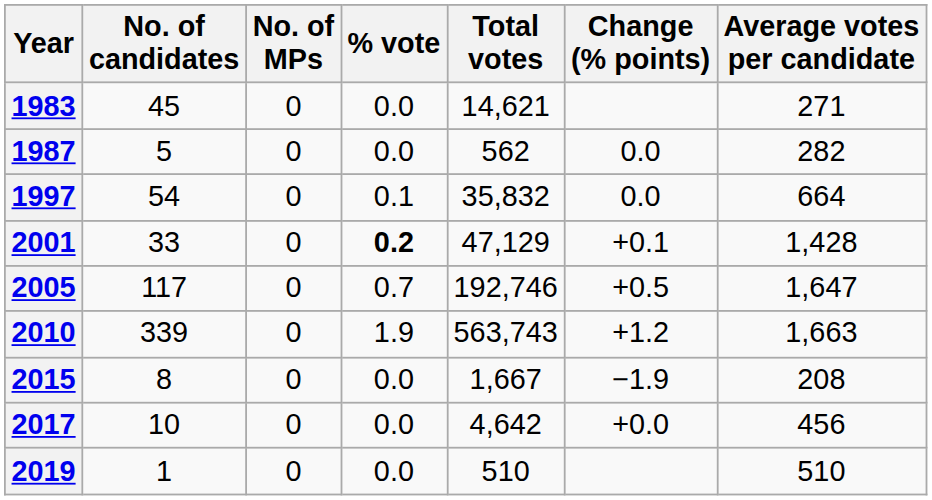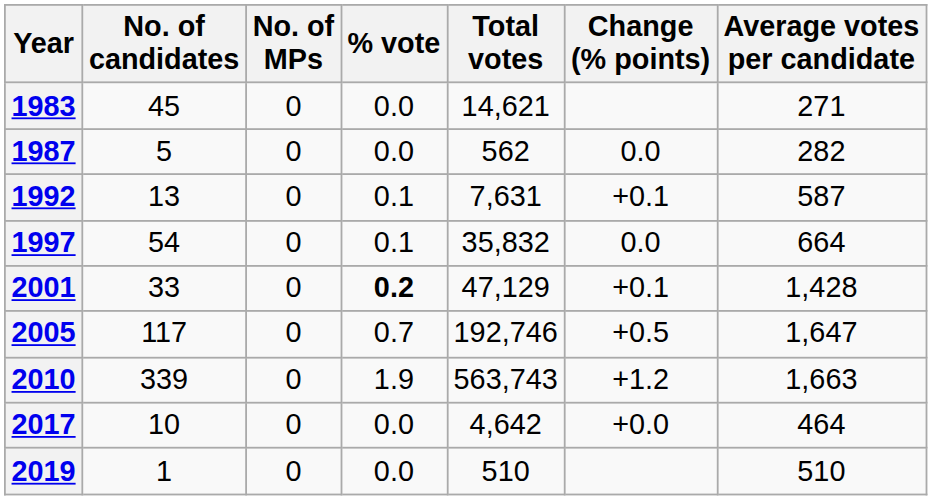+ row: (44, 196)
- row: (44, 379)
(821, 425) 456 -> (821, 425) 464
